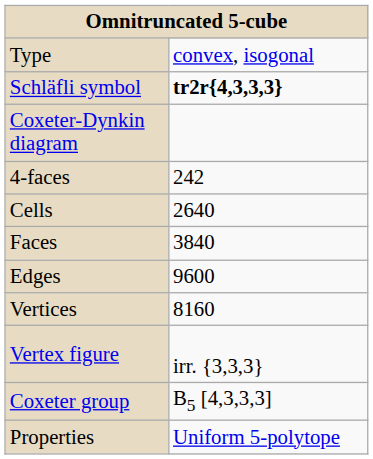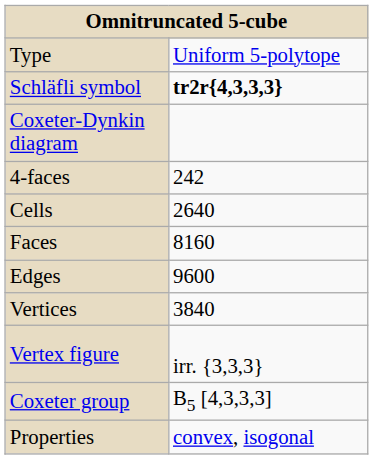(243, 54) convex, isogonal -> (256, 54) Uniform 5-polytope
(194, 243) 3840 -> (194, 243) 8160
(194, 309) 8160 -> (194, 309) 3840
(256, 436) Uniform 5-polytope -> (243, 436) convex, isogonal
